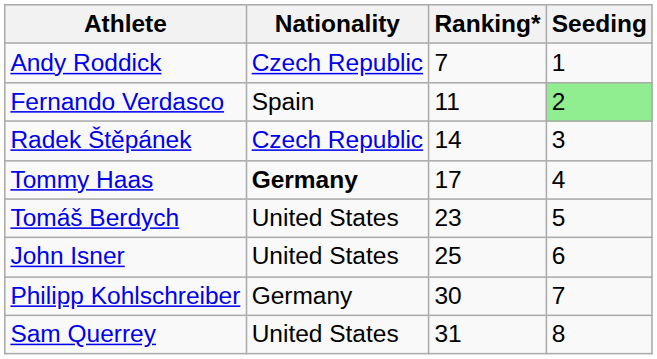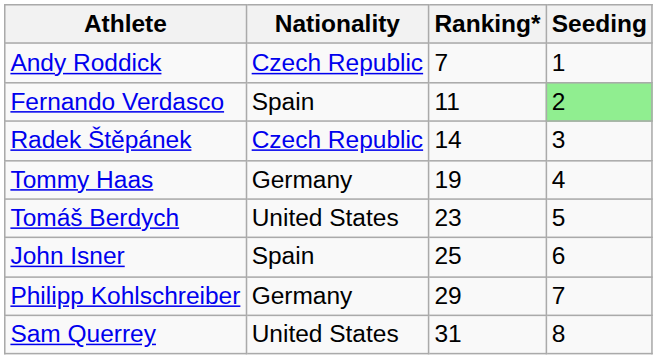(305, 179) bold -> (302, 179) normal
(448, 179) 17 -> (448, 179) 19
(325, 256) United States -> (283, 256) Spain
(448, 295) 30 -> (448, 295) 29
